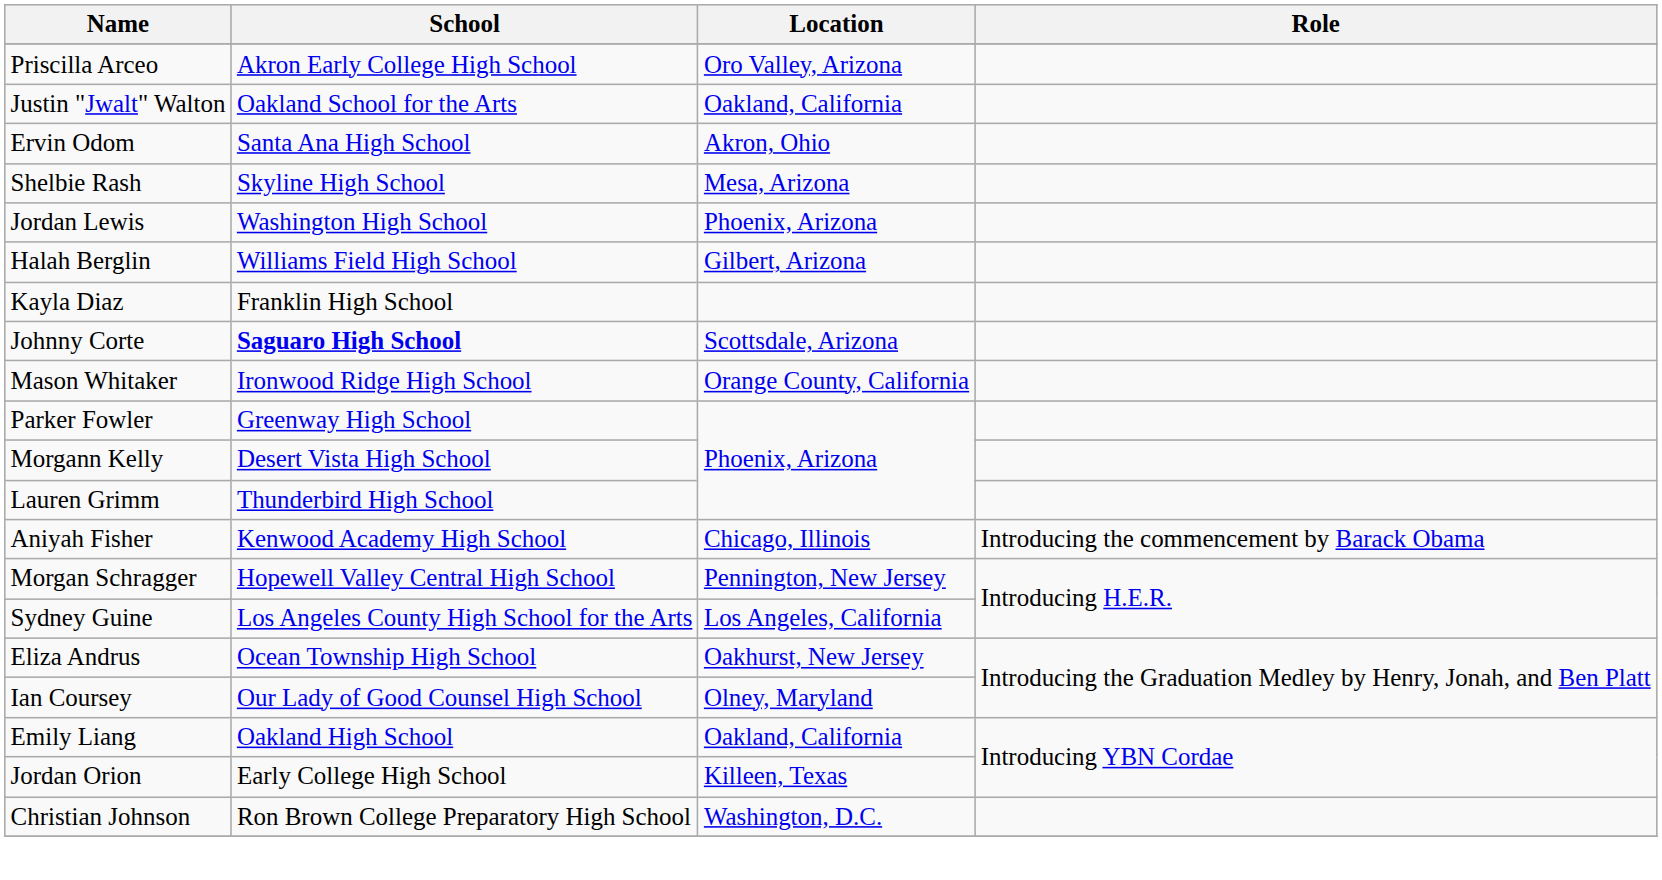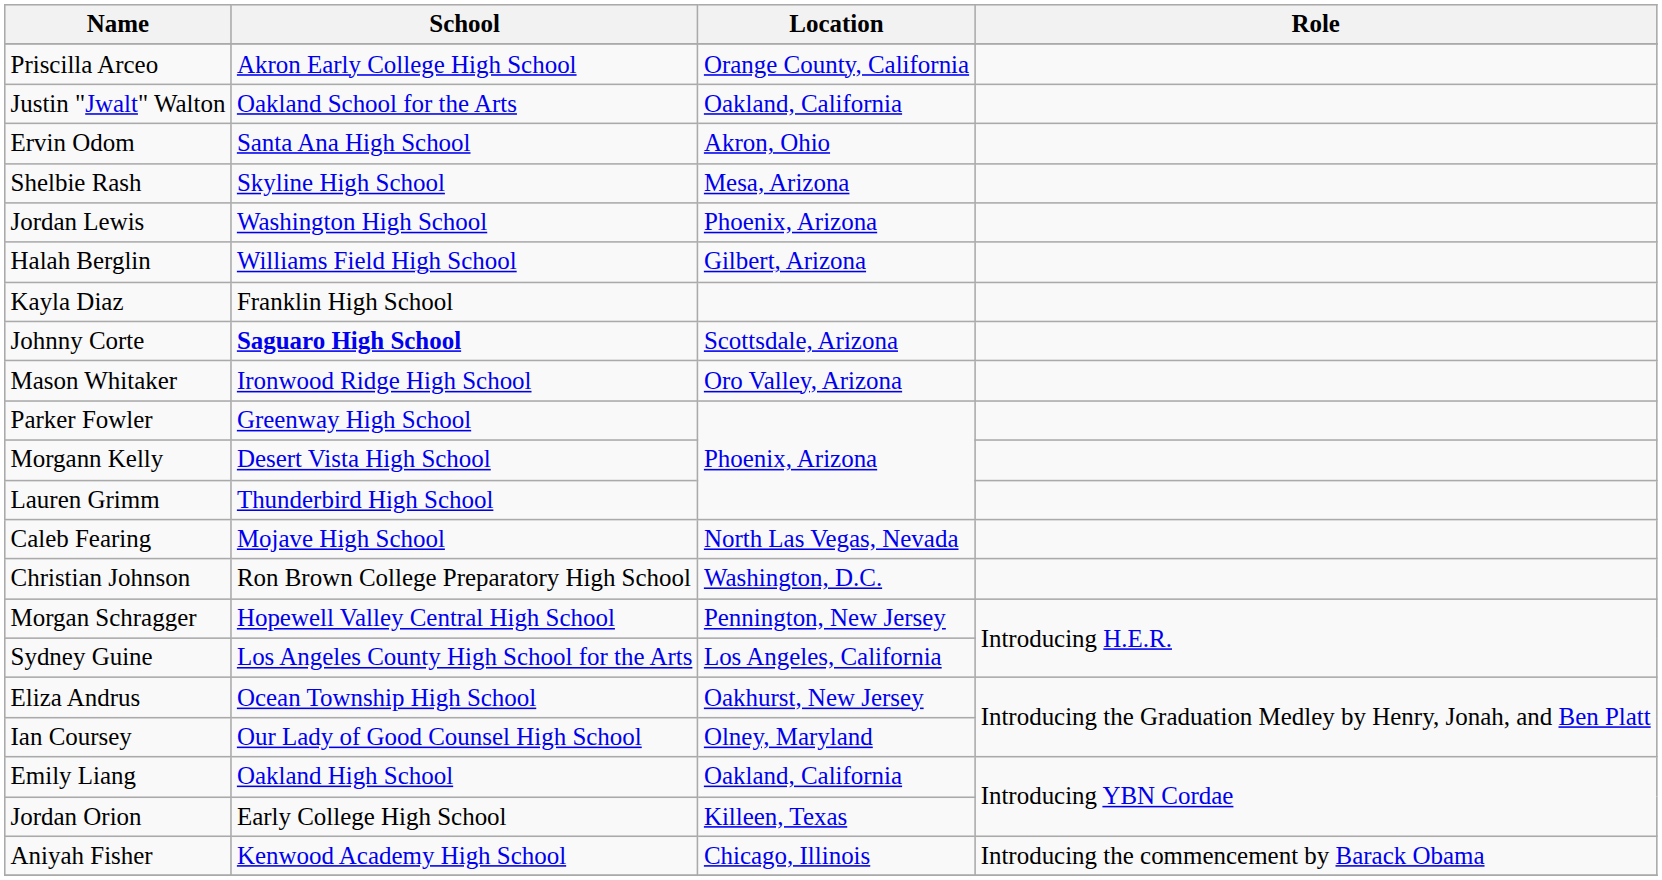(803, 63) Oro Valley, Arizona -> (837, 63) Orange County, California
(837, 380) Orange County, California -> (803, 380) Oro Valley, Arizona
+ row: (81, 538)
rows swapped: (100, 815) <-> (82, 538)
